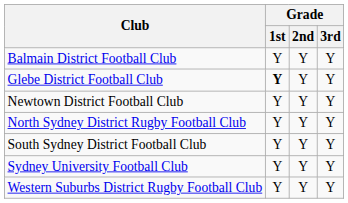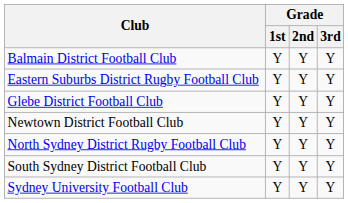+ row: (133, 79)
(277, 79) bold -> (277, 101) normal
- row: (135, 187)
